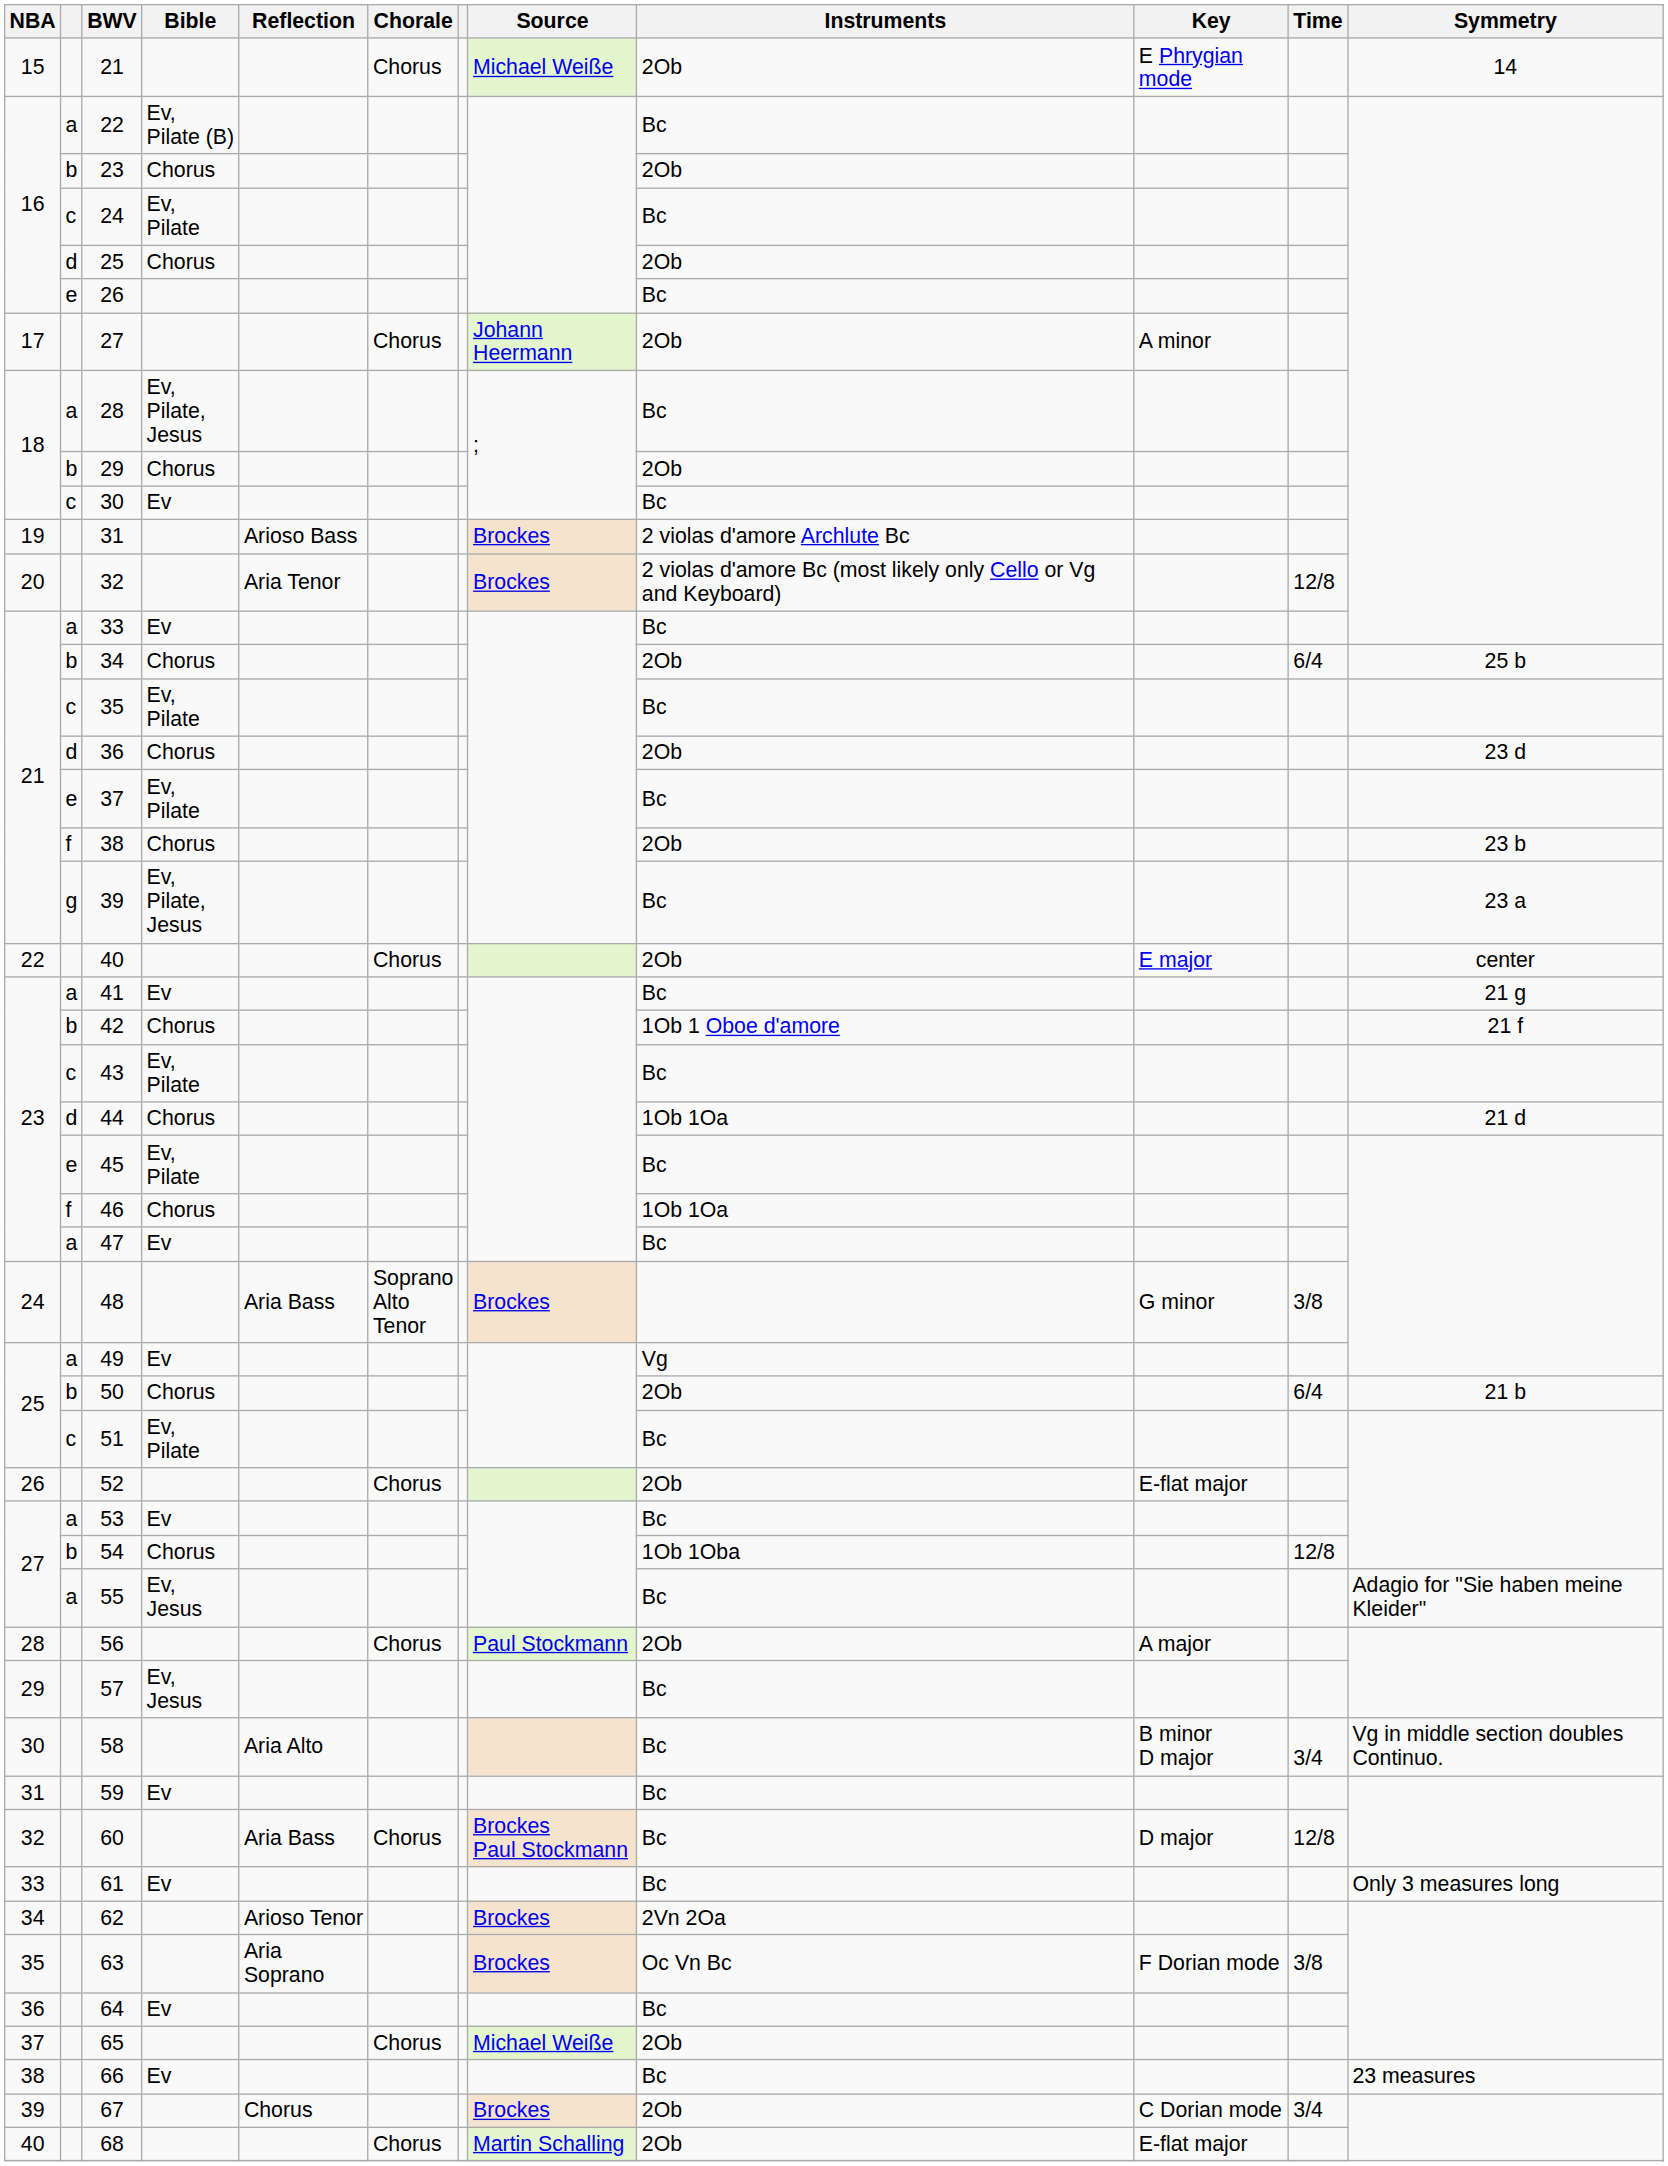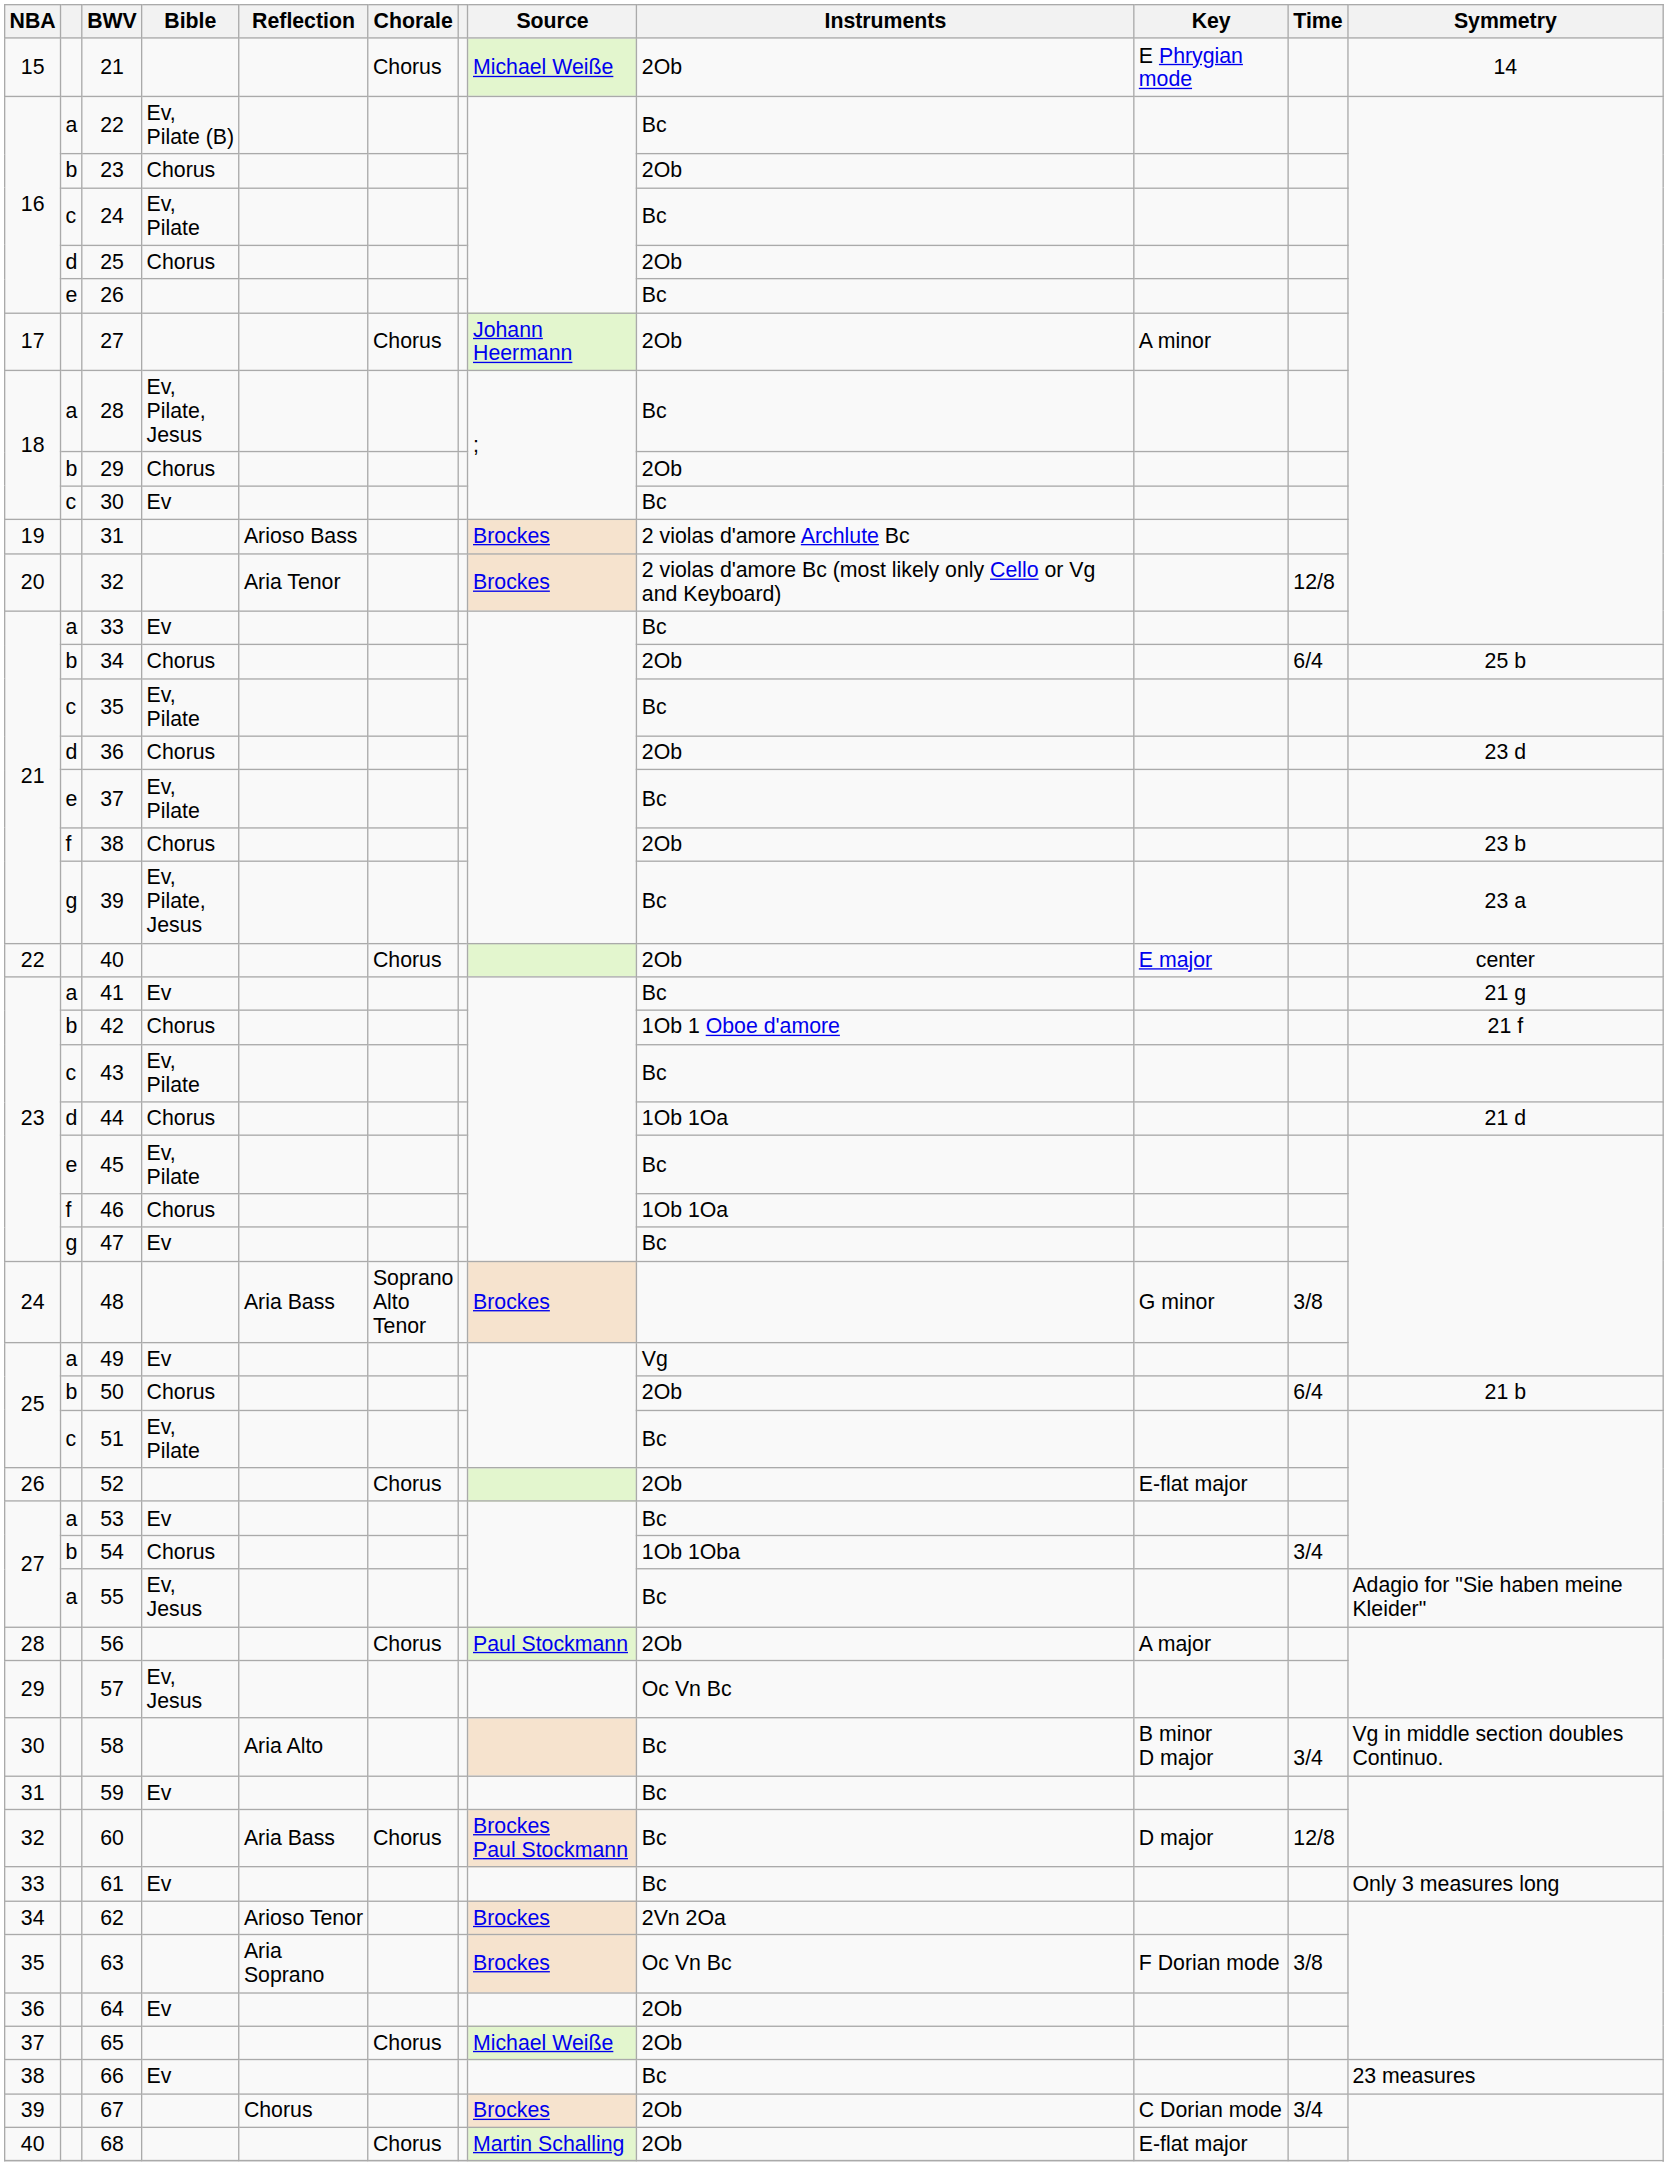(71, 1243) a -> (71, 1243) g
(1314, 1551) 12/8 -> (1308, 1551) 3/4
(654, 1689) Bc -> (687, 1689) Oc Vn Bc
(654, 2009) Bc -> (662, 2009) 2Ob
